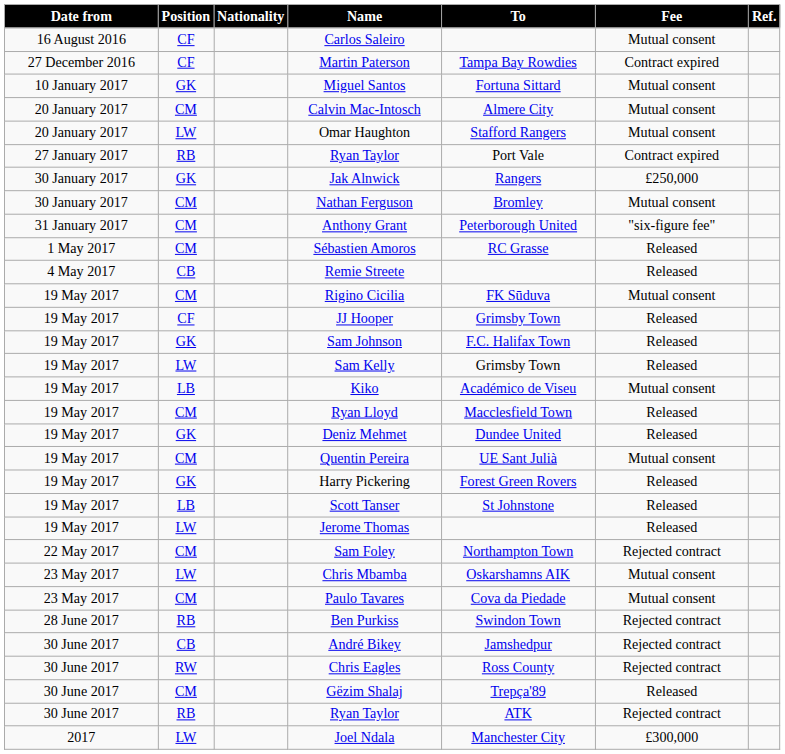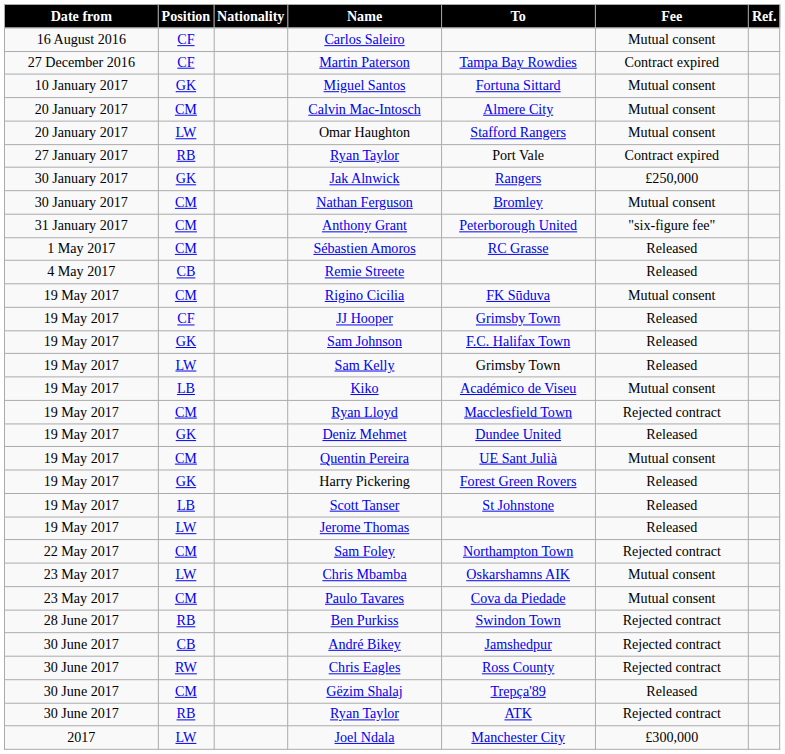(672, 412) Released -> (672, 412) Rejected contract
